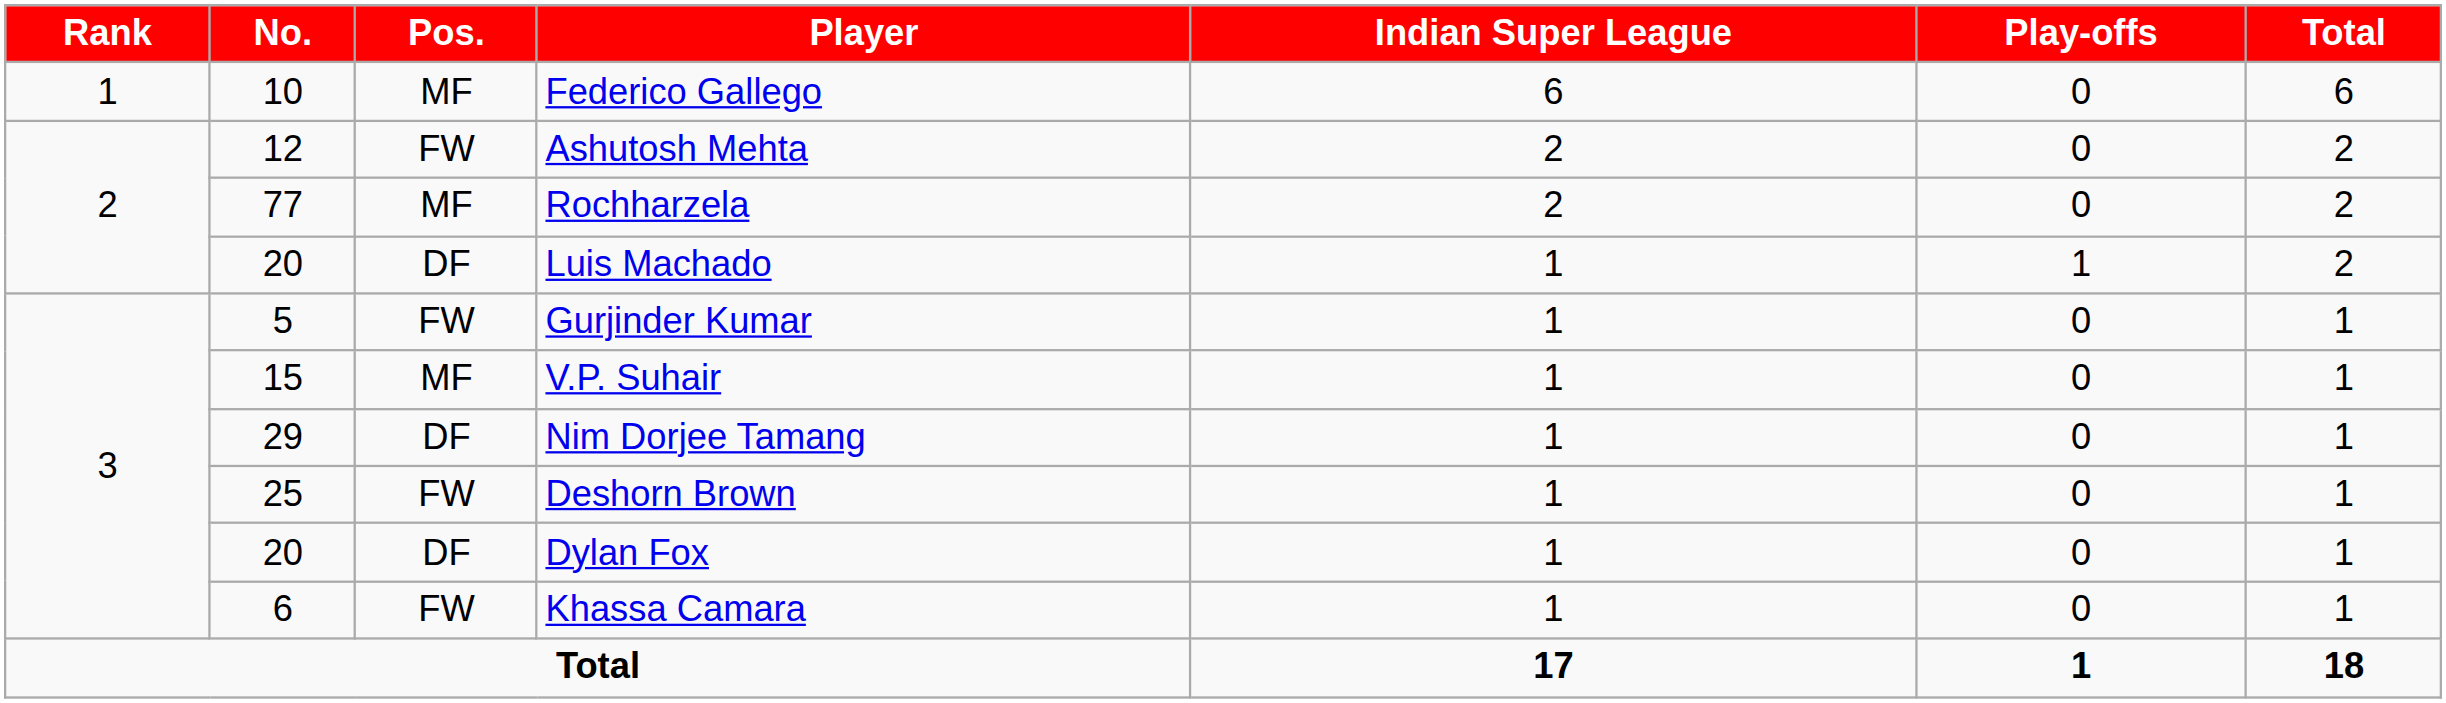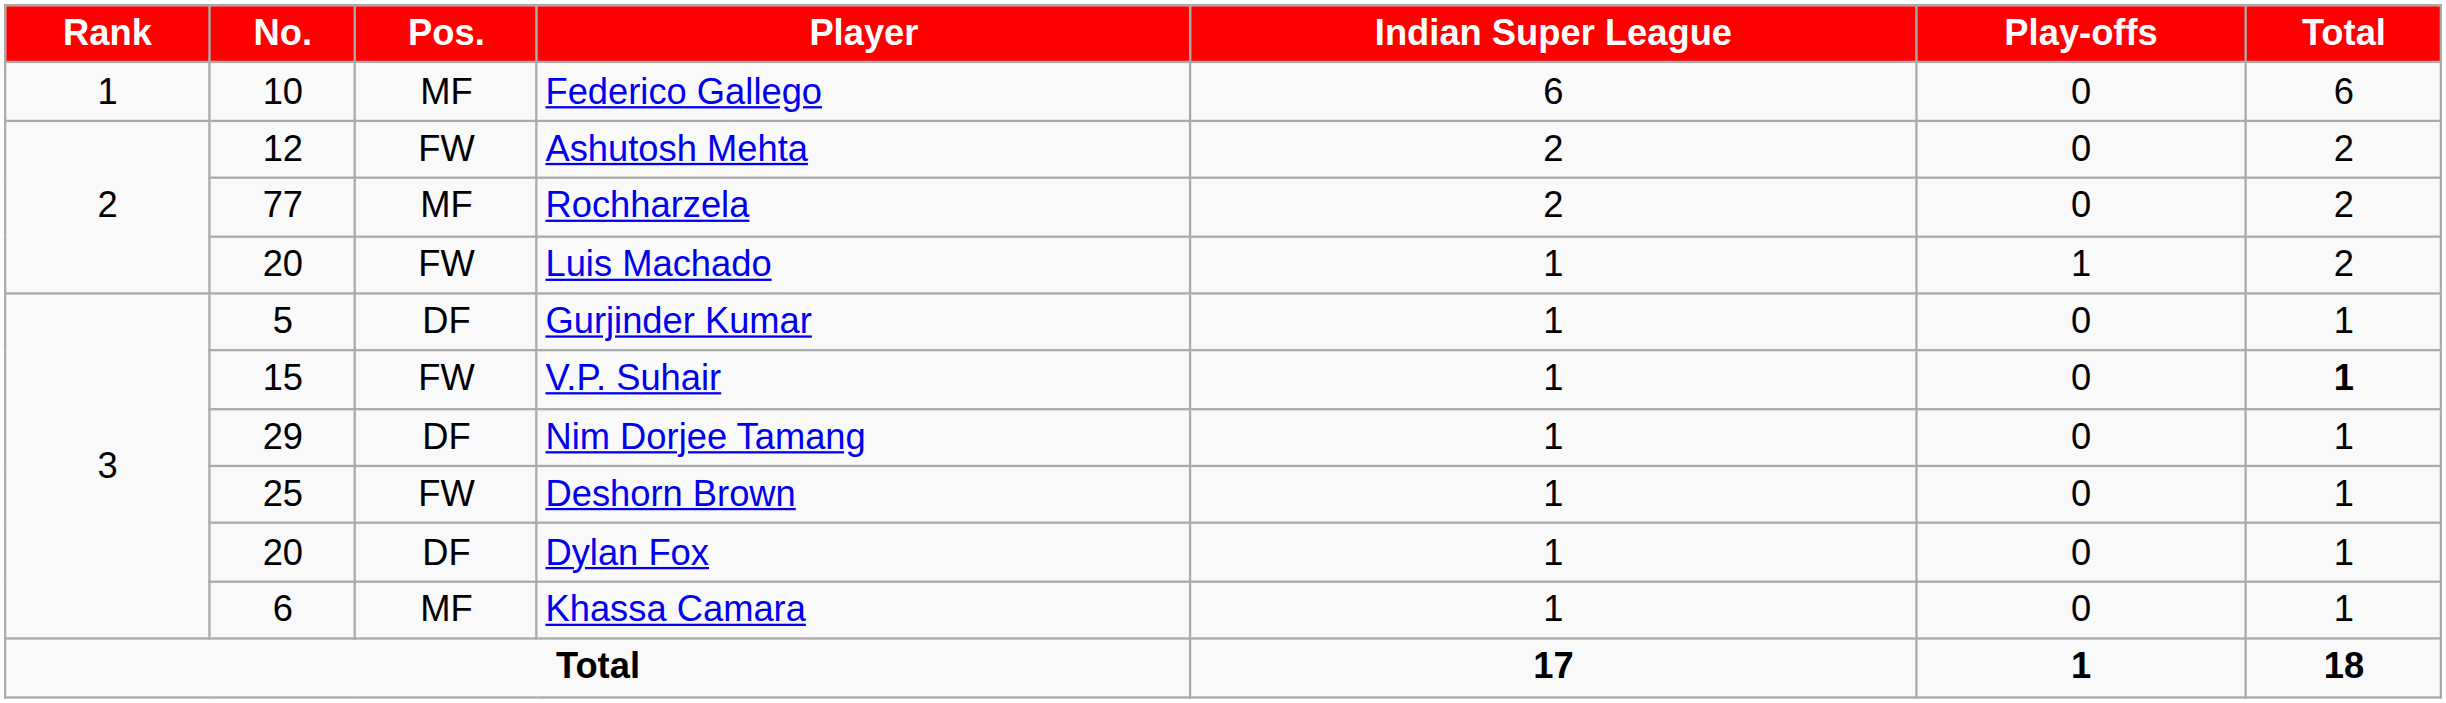(446, 263) DF -> (446, 263) FW
(446, 321) FW -> (446, 321) DF
(446, 378) MF -> (446, 378) FW
(2344, 378) normal -> (2344, 378) bold
(446, 609) FW -> (446, 609) MF
